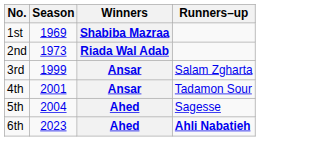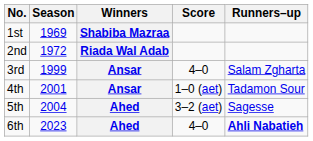+ column: (199, 13)
(53, 51) 1973 -> (53, 51) 1972
